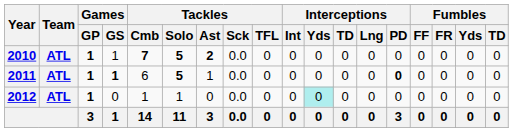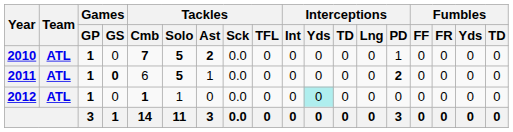(115, 55) 1 -> (115, 55) 0
(398, 55) 0 -> (398, 55) 1
(115, 76) 1 -> (115, 76) 0
(398, 76) 0 -> (398, 76) 2
(145, 96) normal -> (145, 96) bold
